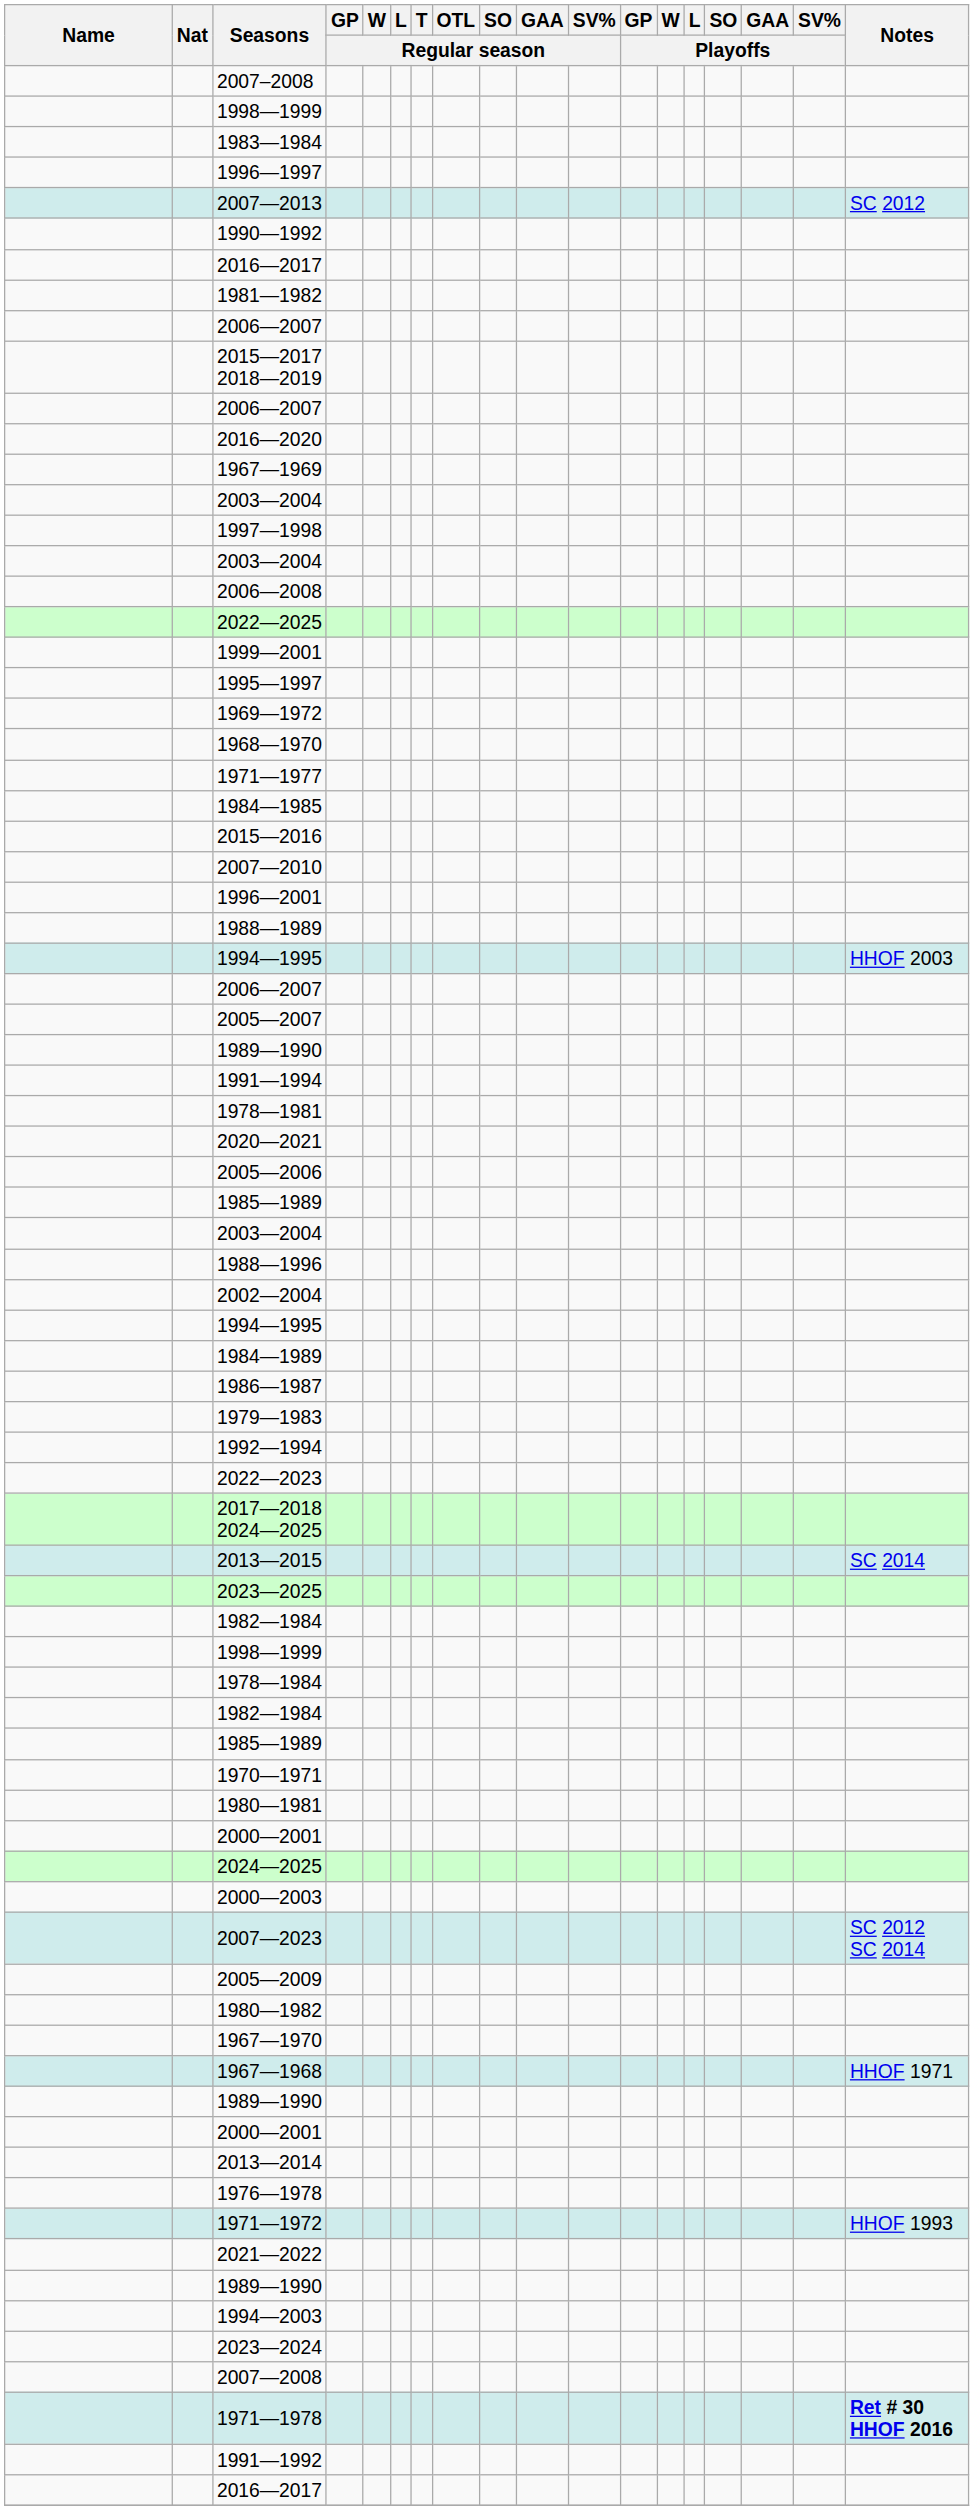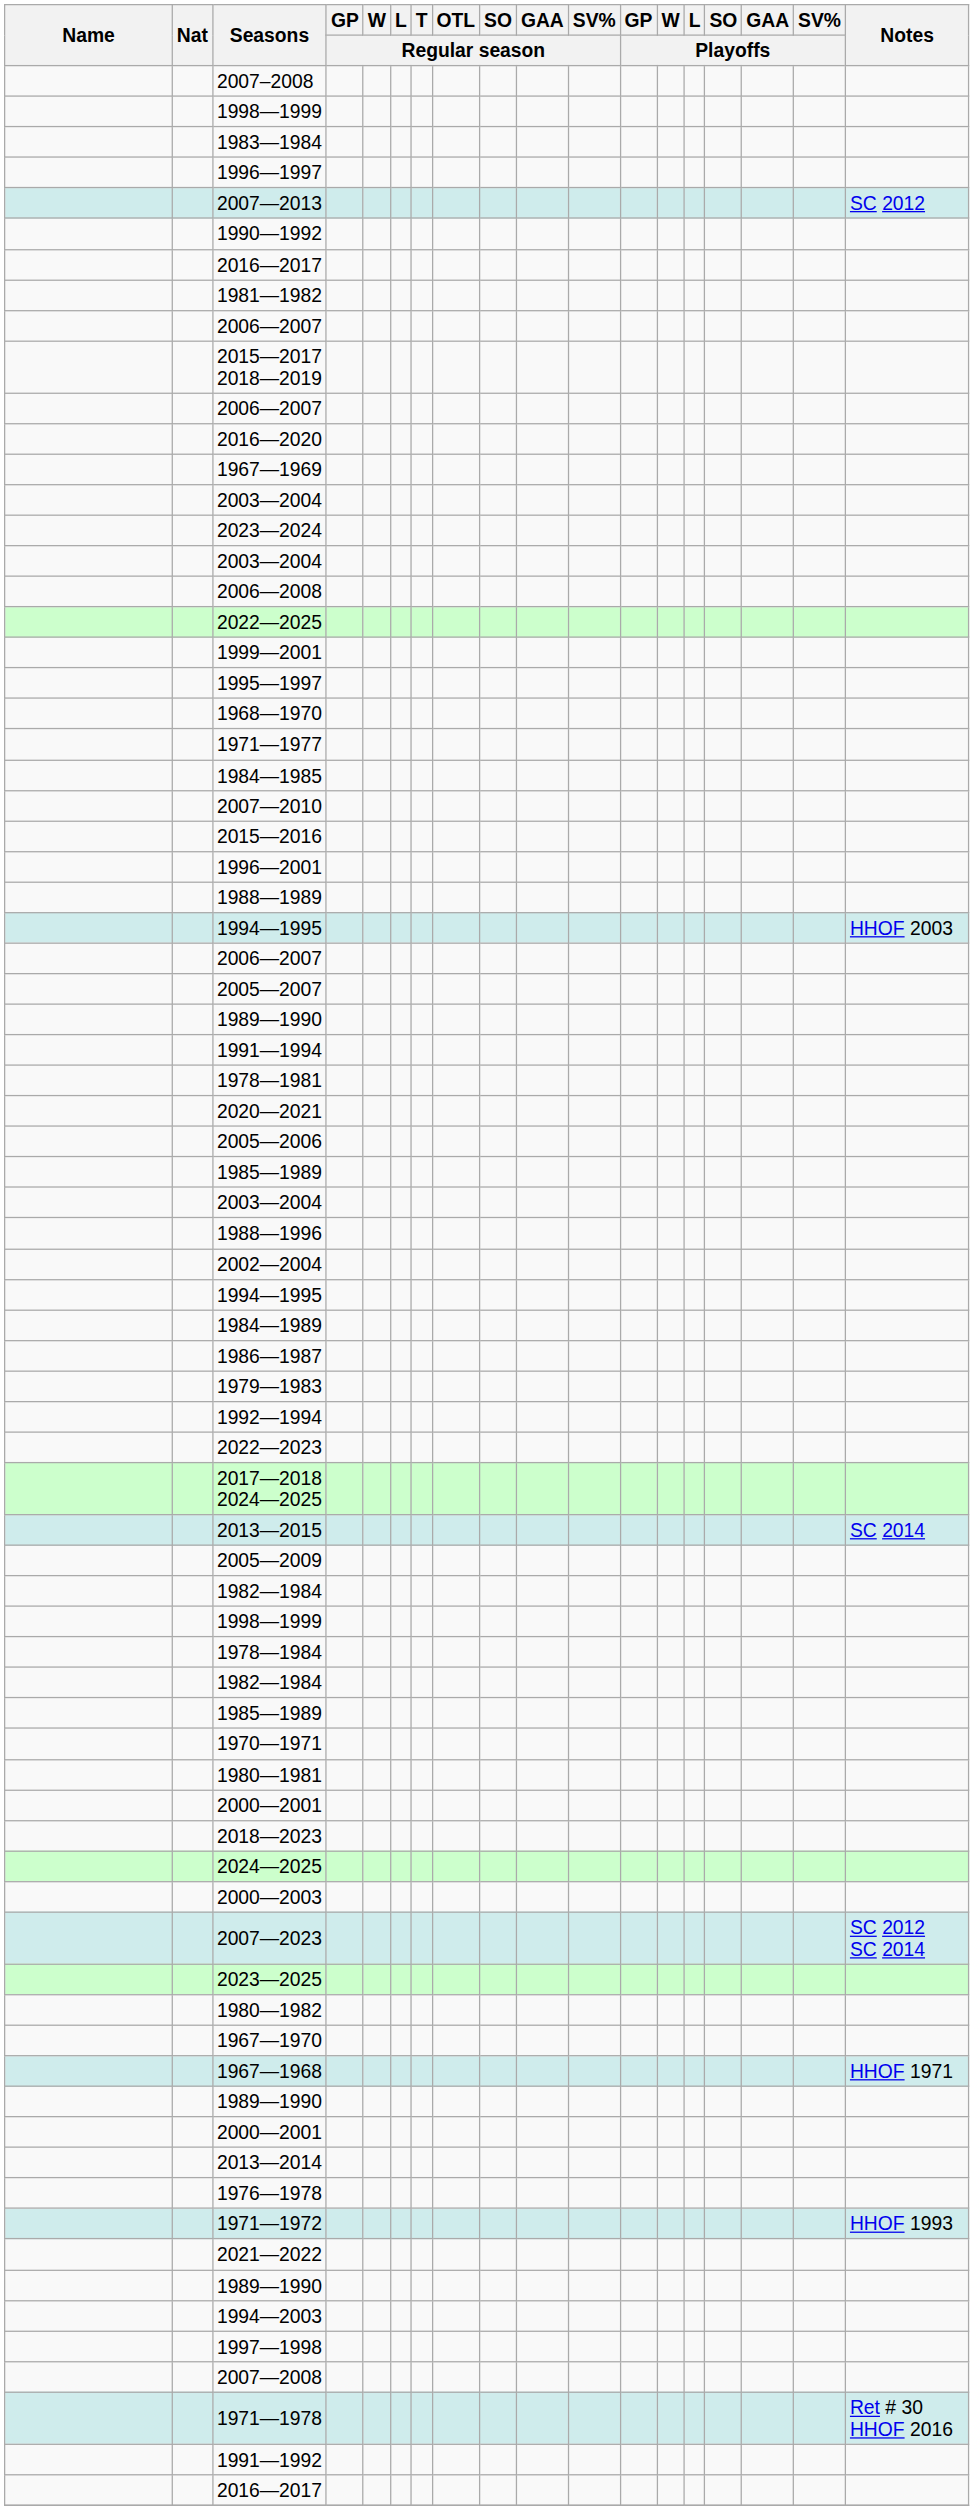rows swapped: (88, 531) <-> (88, 2346)
- row: (88, 714)
rows swapped: (88, 836) <-> (88, 867)
rows swapped: (88, 1980) <-> (88, 1591)
+ row: (88, 1836)
(901, 2418) bold -> (901, 2418) normal
